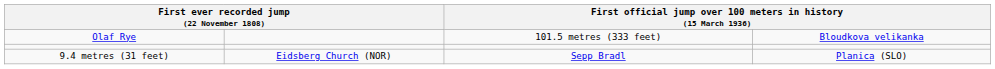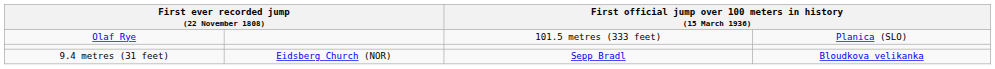(872, 37) Bloudkova velikanka -> (872, 37) Planica (SLO)
(872, 56) Planica (SLO) -> (872, 56) Bloudkova velikanka
